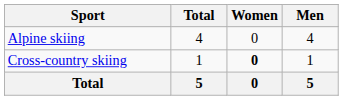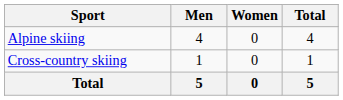columns swapped: (310, 15) <-> (199, 15)
(254, 60) bold -> (254, 60) normal
